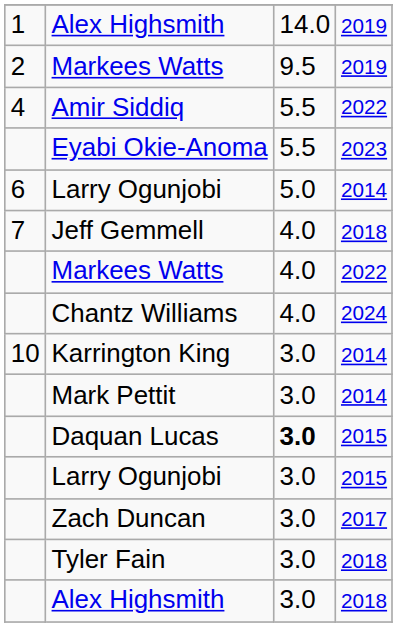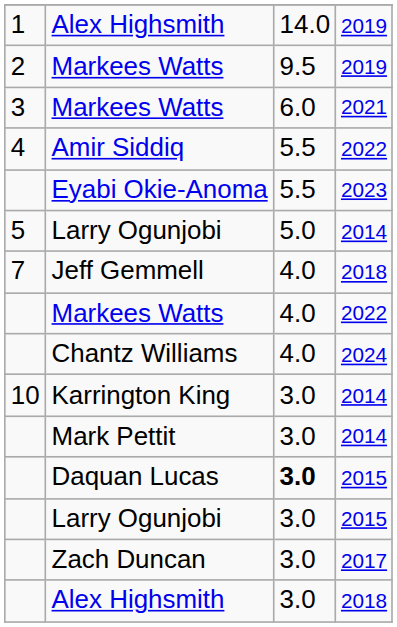+ row: (137, 107)
(18, 189) 6 -> (18, 230) 5
- row: (108, 559)
